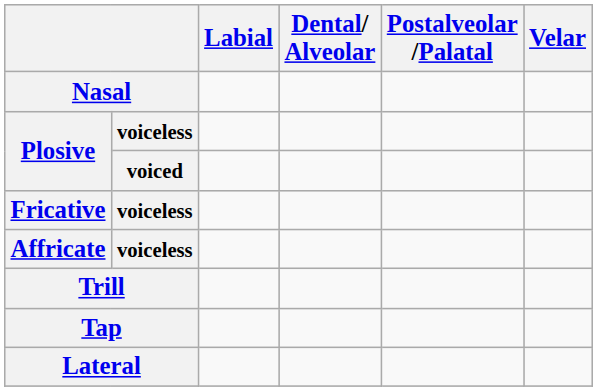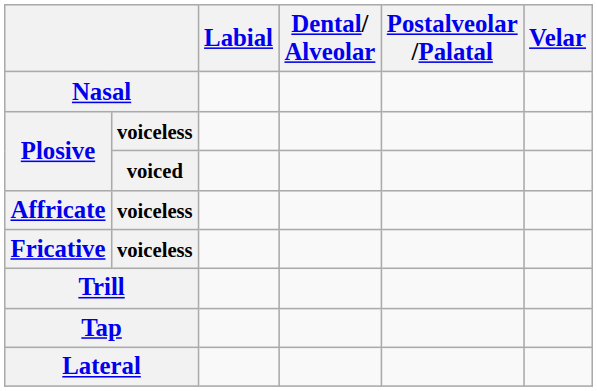rows swapped: (58, 248) <-> (58, 209)
